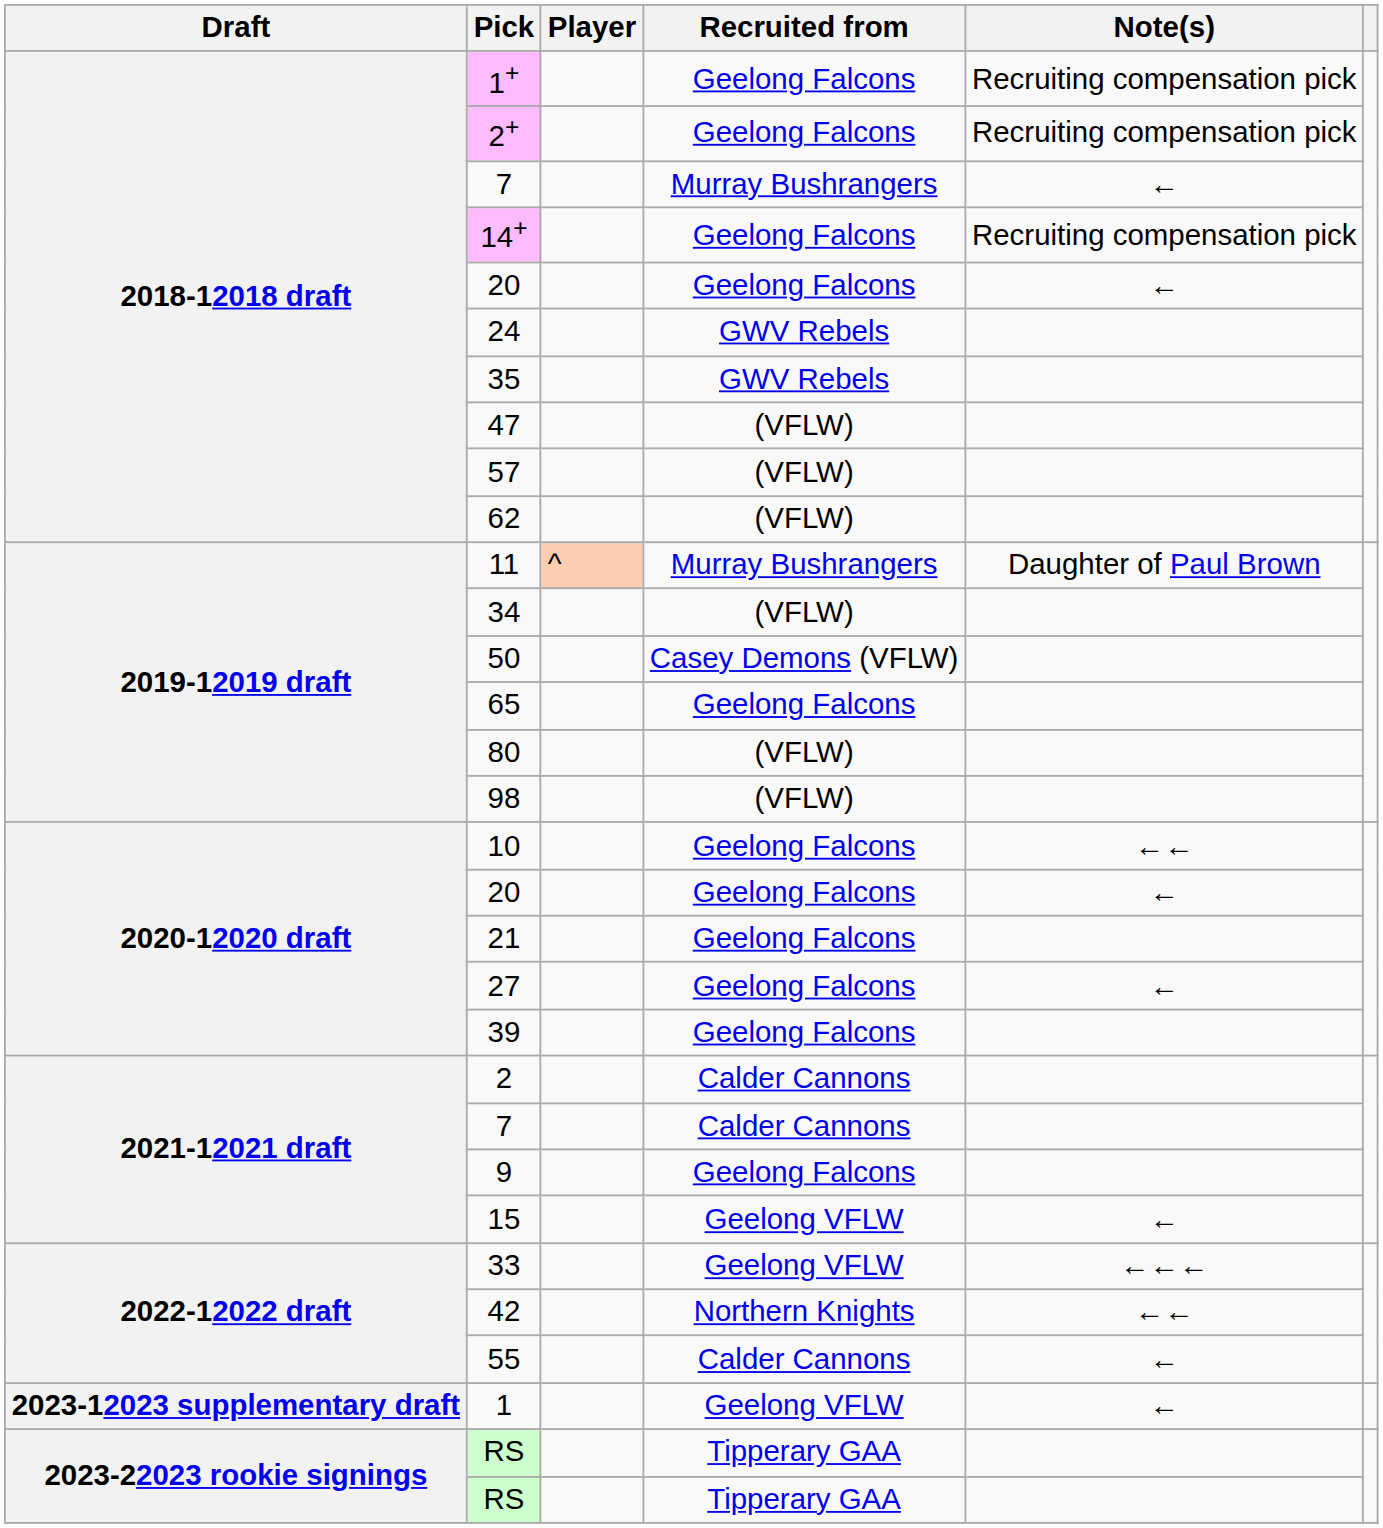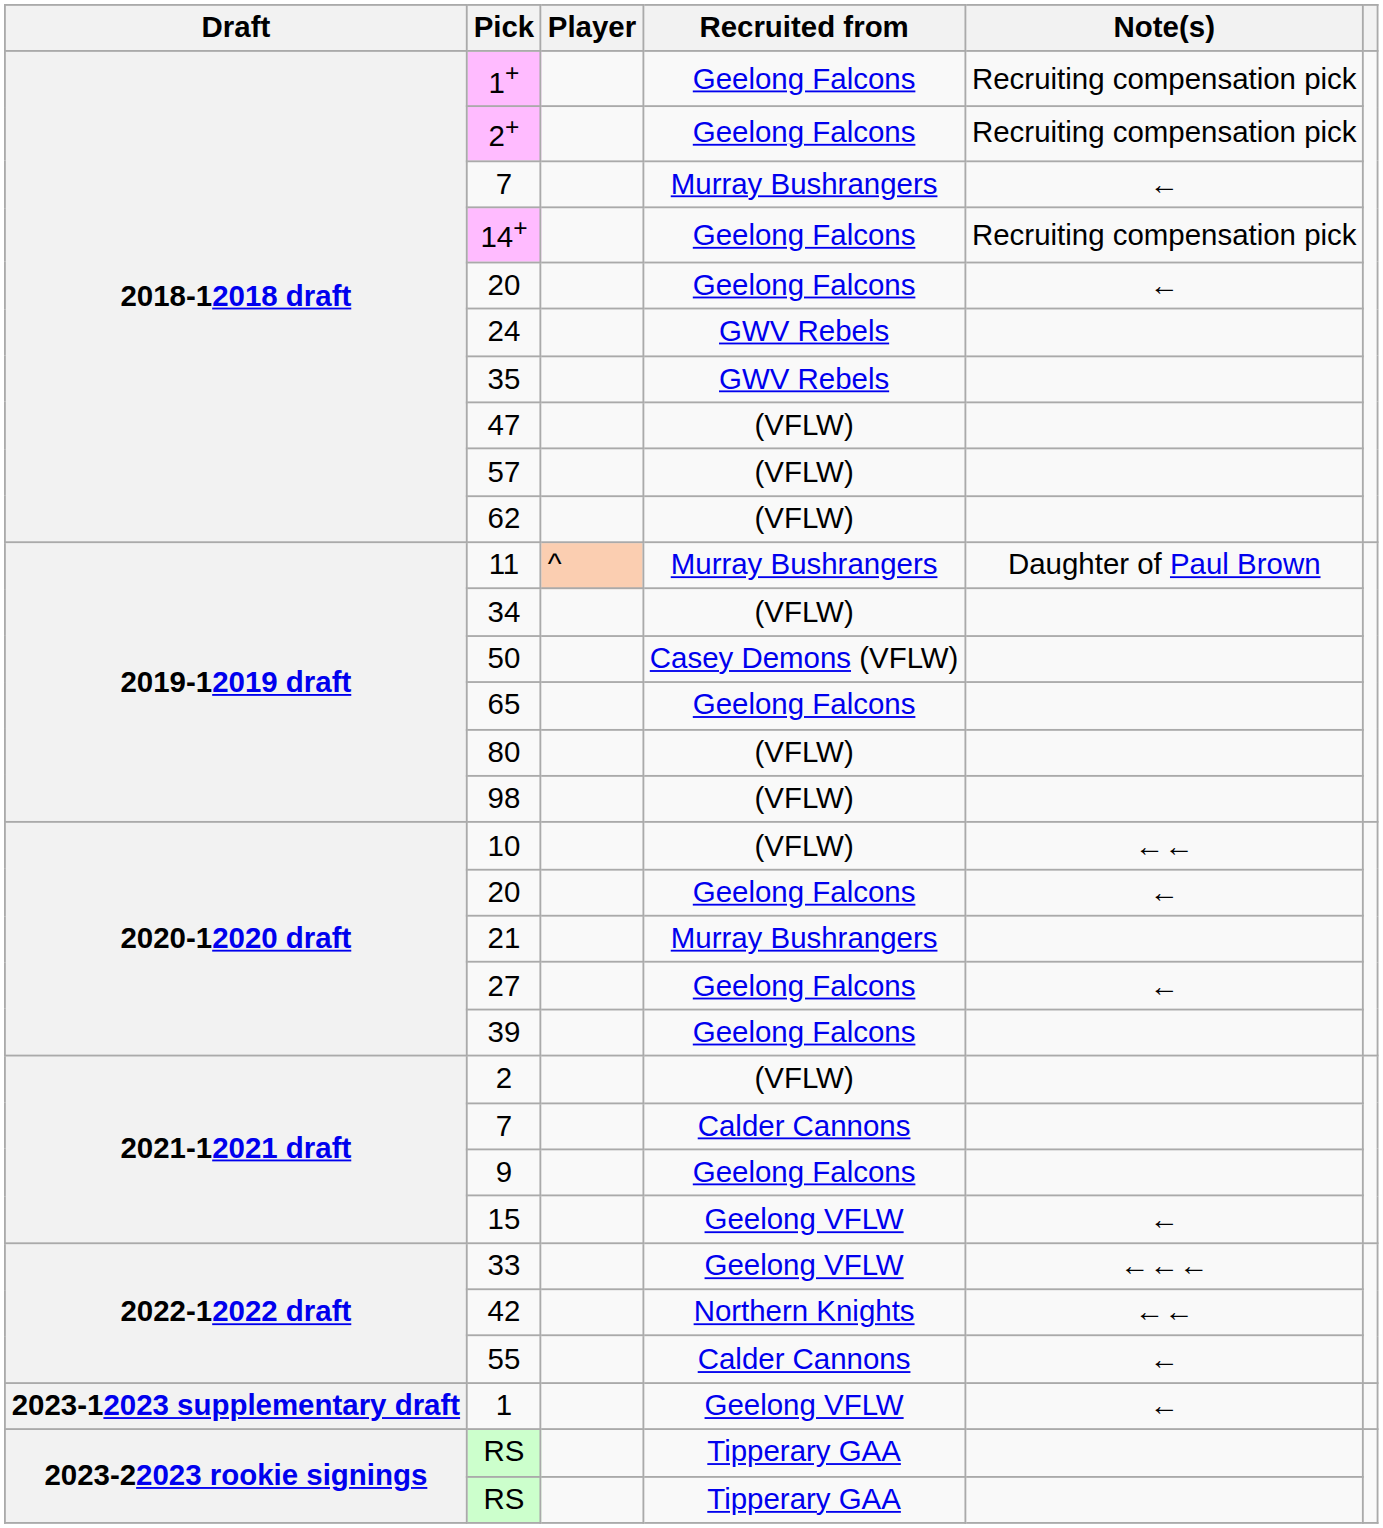(804, 845) Geelong Falcons -> (804, 845) (VFLW)
(804, 938) Geelong Falcons -> (804, 938) Murray Bushrangers
(804, 1078) Calder Cannons -> (804, 1078) (VFLW)
